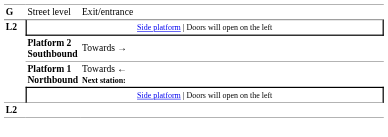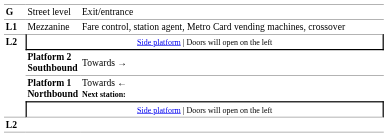+ row: (48, 26)
